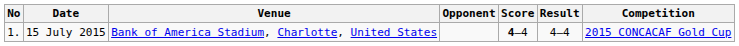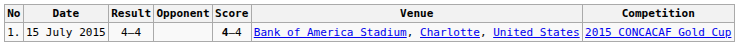columns swapped: (274, 14) <-> (560, 14)
